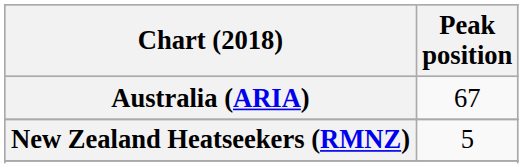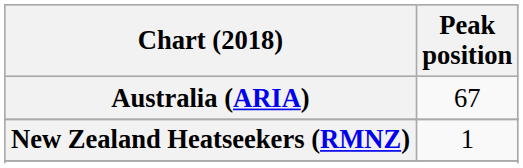(467, 139) 5 -> (467, 139) 1
